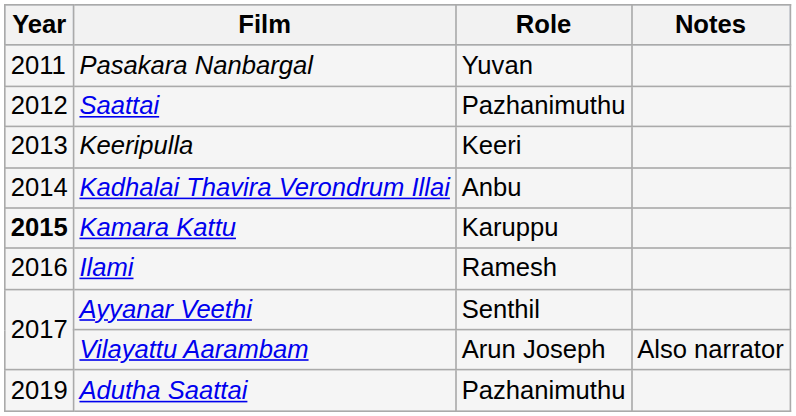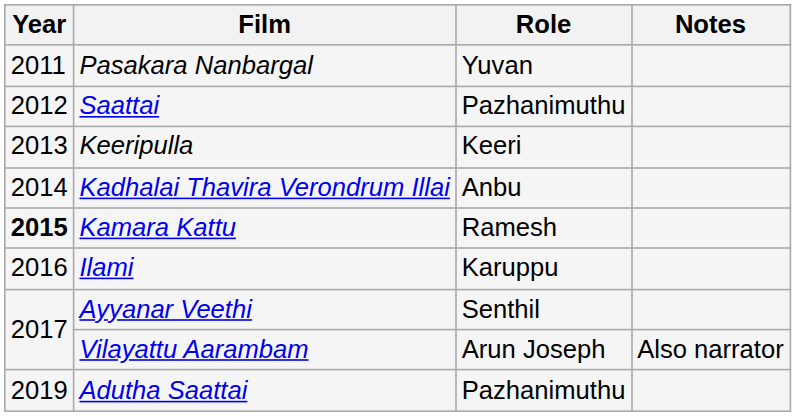(510, 227) Karuppu -> (509, 227) Ramesh
(509, 268) Ramesh -> (510, 268) Karuppu
